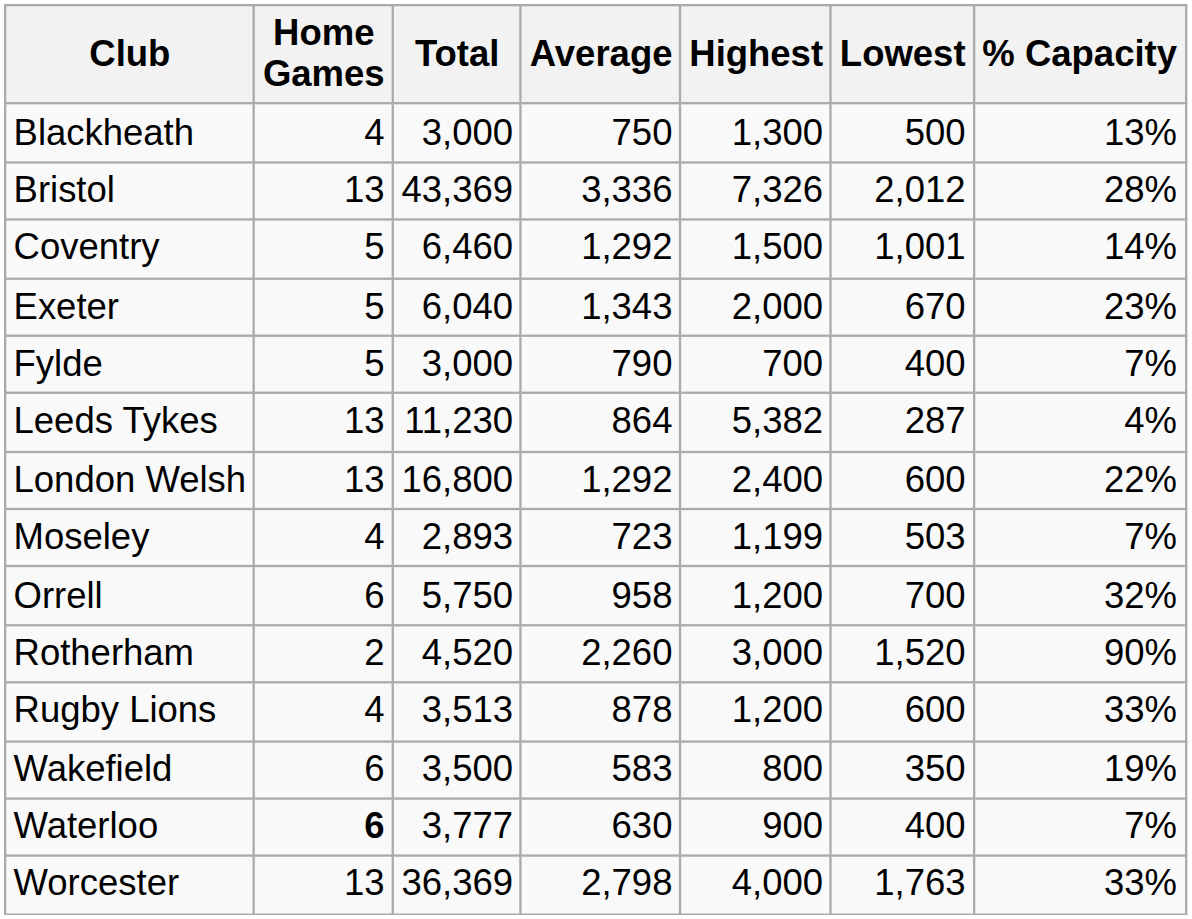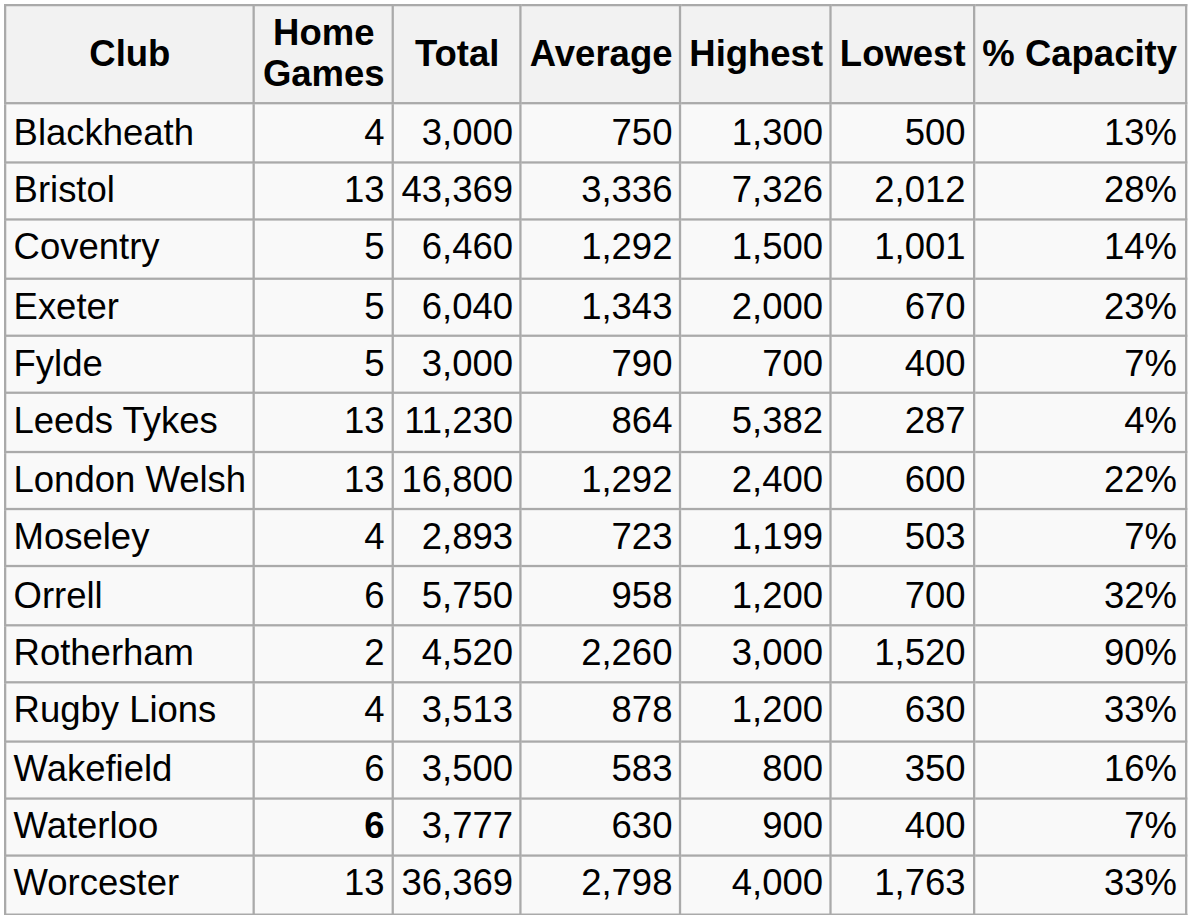(935, 710) 600 -> (935, 710) 630
(1141, 768) 19% -> (1141, 768) 16%
